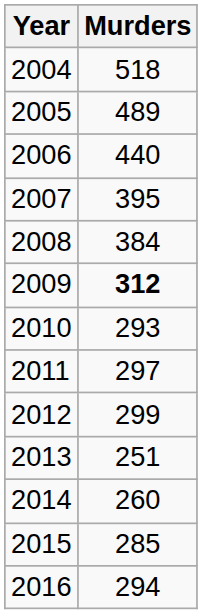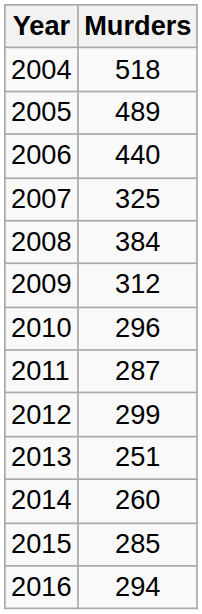(138, 198) 395 -> (138, 198) 325
(138, 284) bold -> (138, 284) normal
(138, 328) 293 -> (138, 328) 296
(138, 371) 297 -> (138, 371) 287
